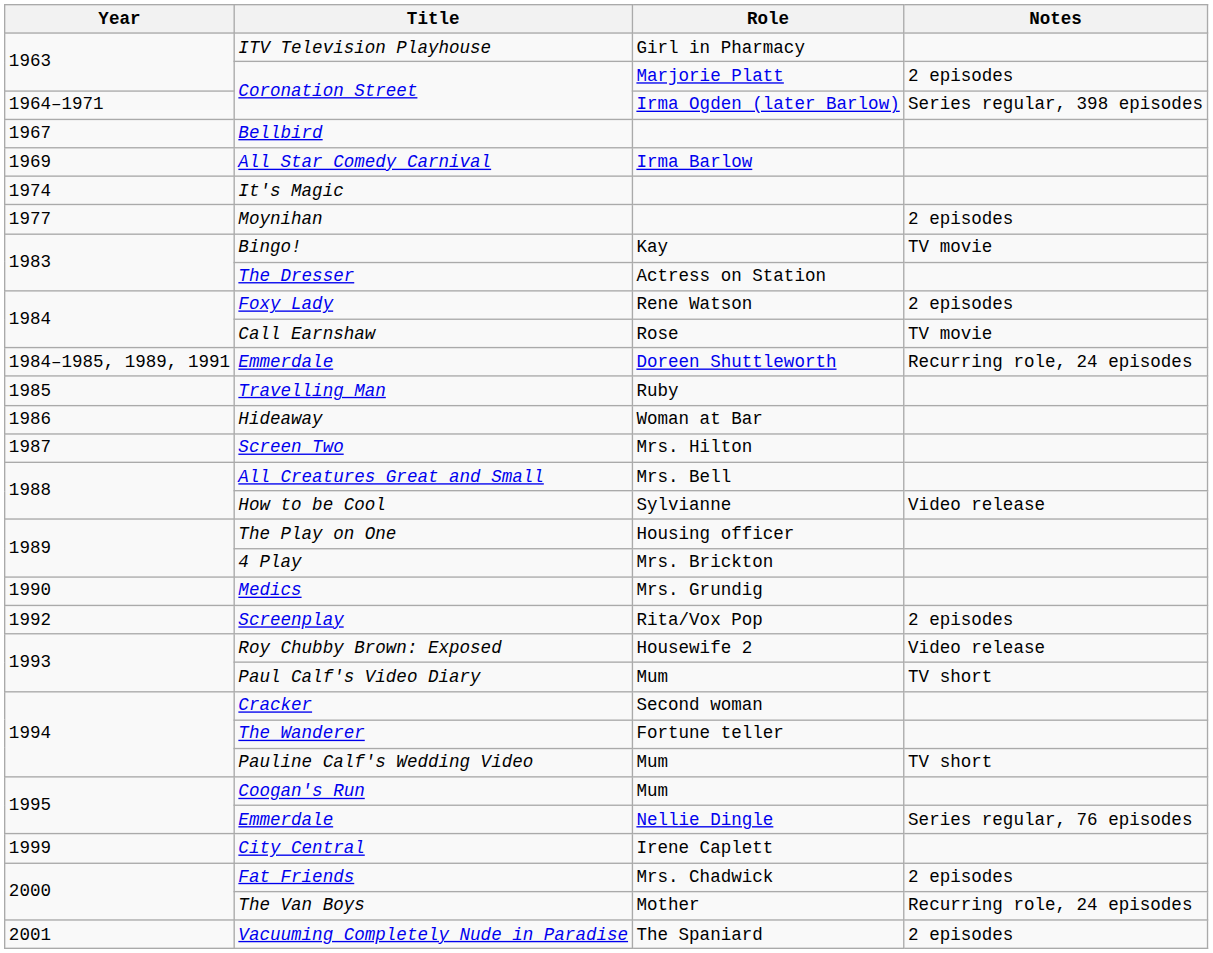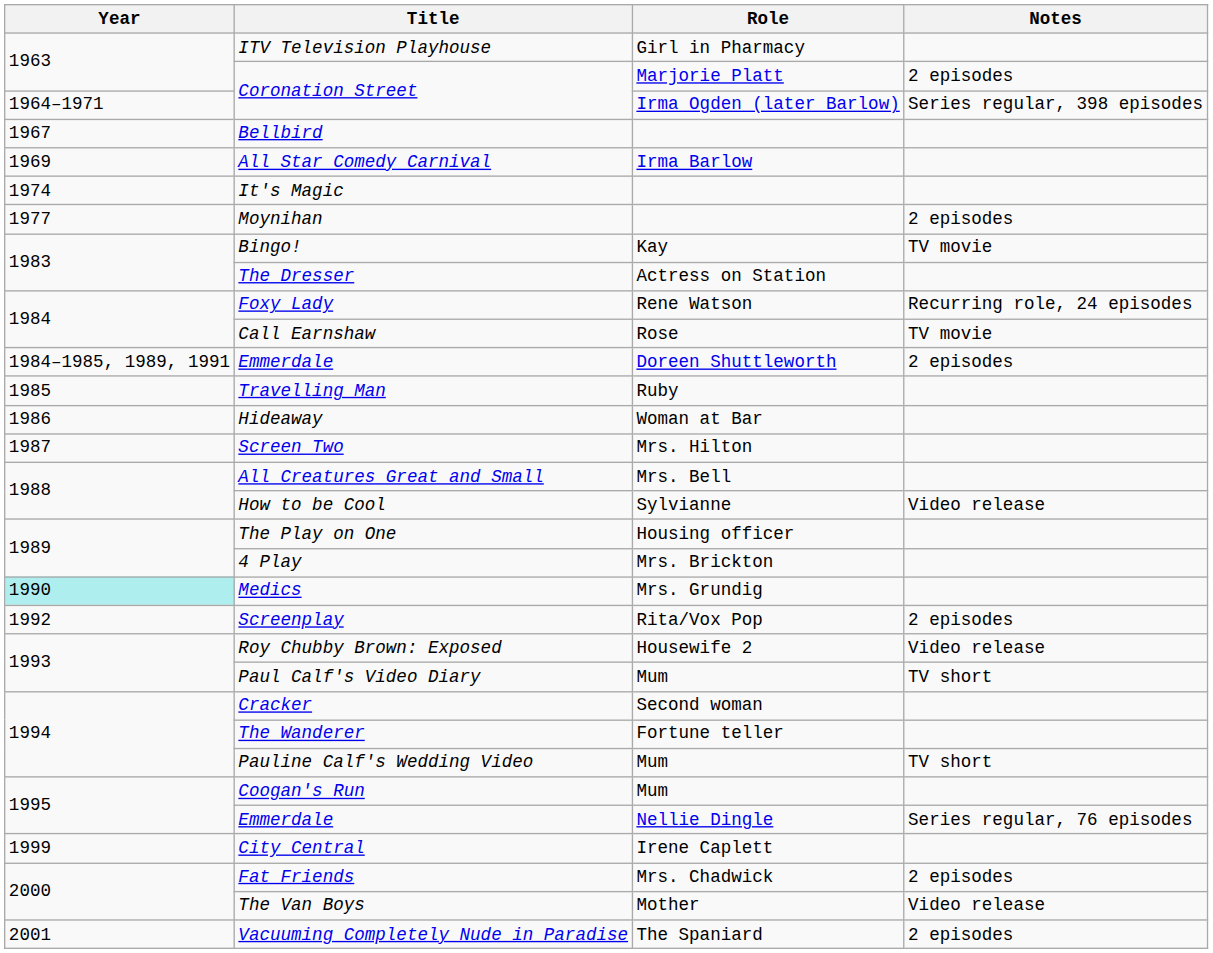(961, 305) 2 episodes -> (1050, 305) Recurring role, 24 episodes
(1050, 362) Recurring role, 24 episodes -> (961, 362) 2 episodes
(30, 591) no background -> (30, 591) paleturquoise background
(1050, 906) Recurring role, 24 episodes -> (977, 906) Video release
